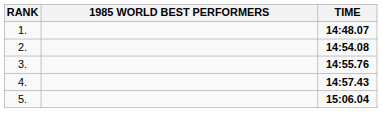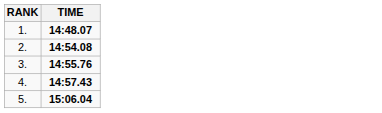- column: (179, 13)
